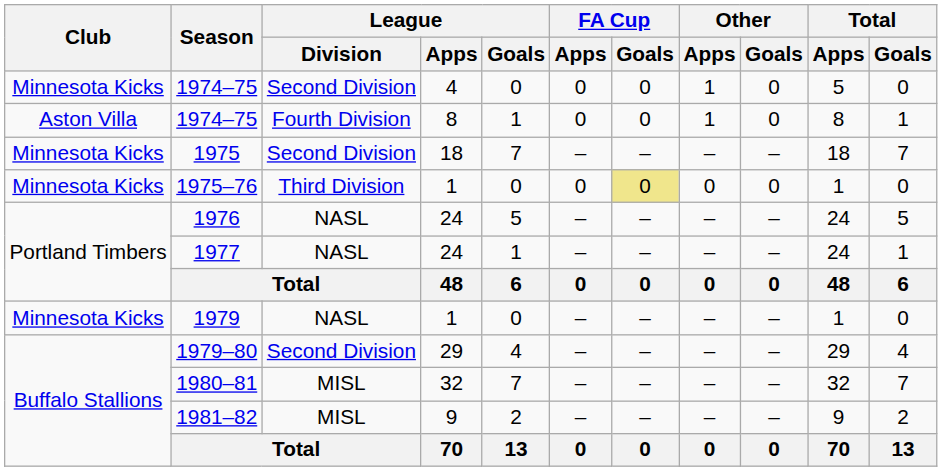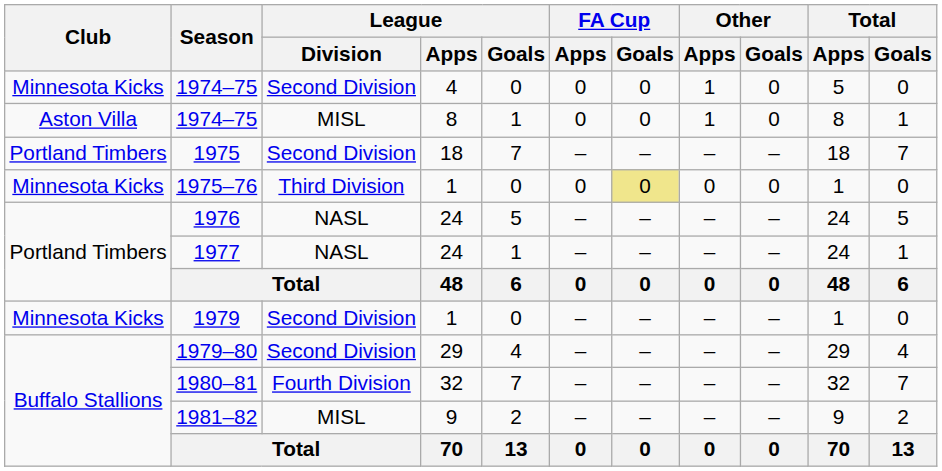(341, 119) Fourth Division -> (341, 119) MISL
(88, 152) Minnesota Kicks -> (88, 152) Portland Timbers
(341, 317) NASL -> (341, 317) Second Division
(341, 383) MISL -> (341, 383) Fourth Division
